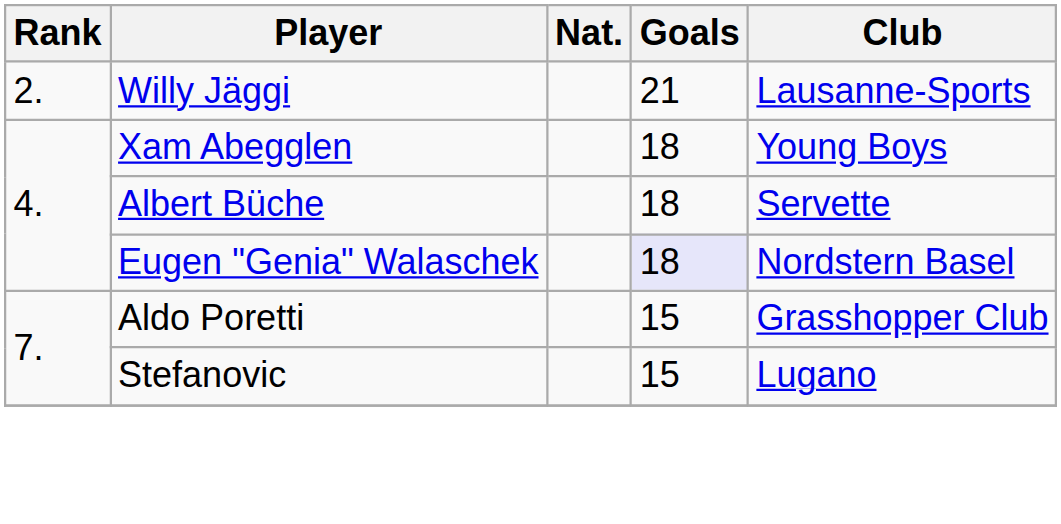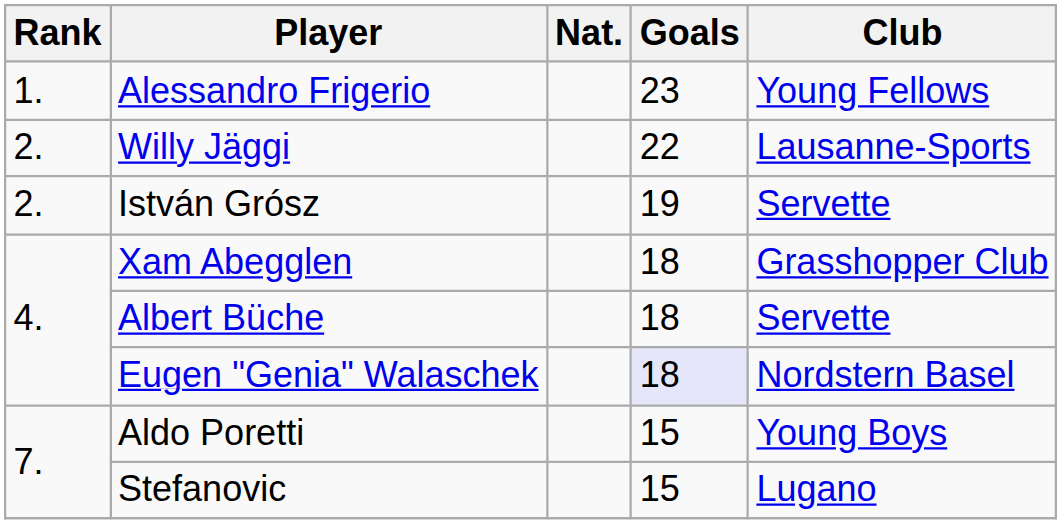+ row: (274, 90)
(660, 90) 21 -> (660, 147) 22
+ row: (219, 204)
(852, 147) Young Boys -> (902, 261) Grasshopper Club
(902, 318) Grasshopper Club -> (852, 432) Young Boys
